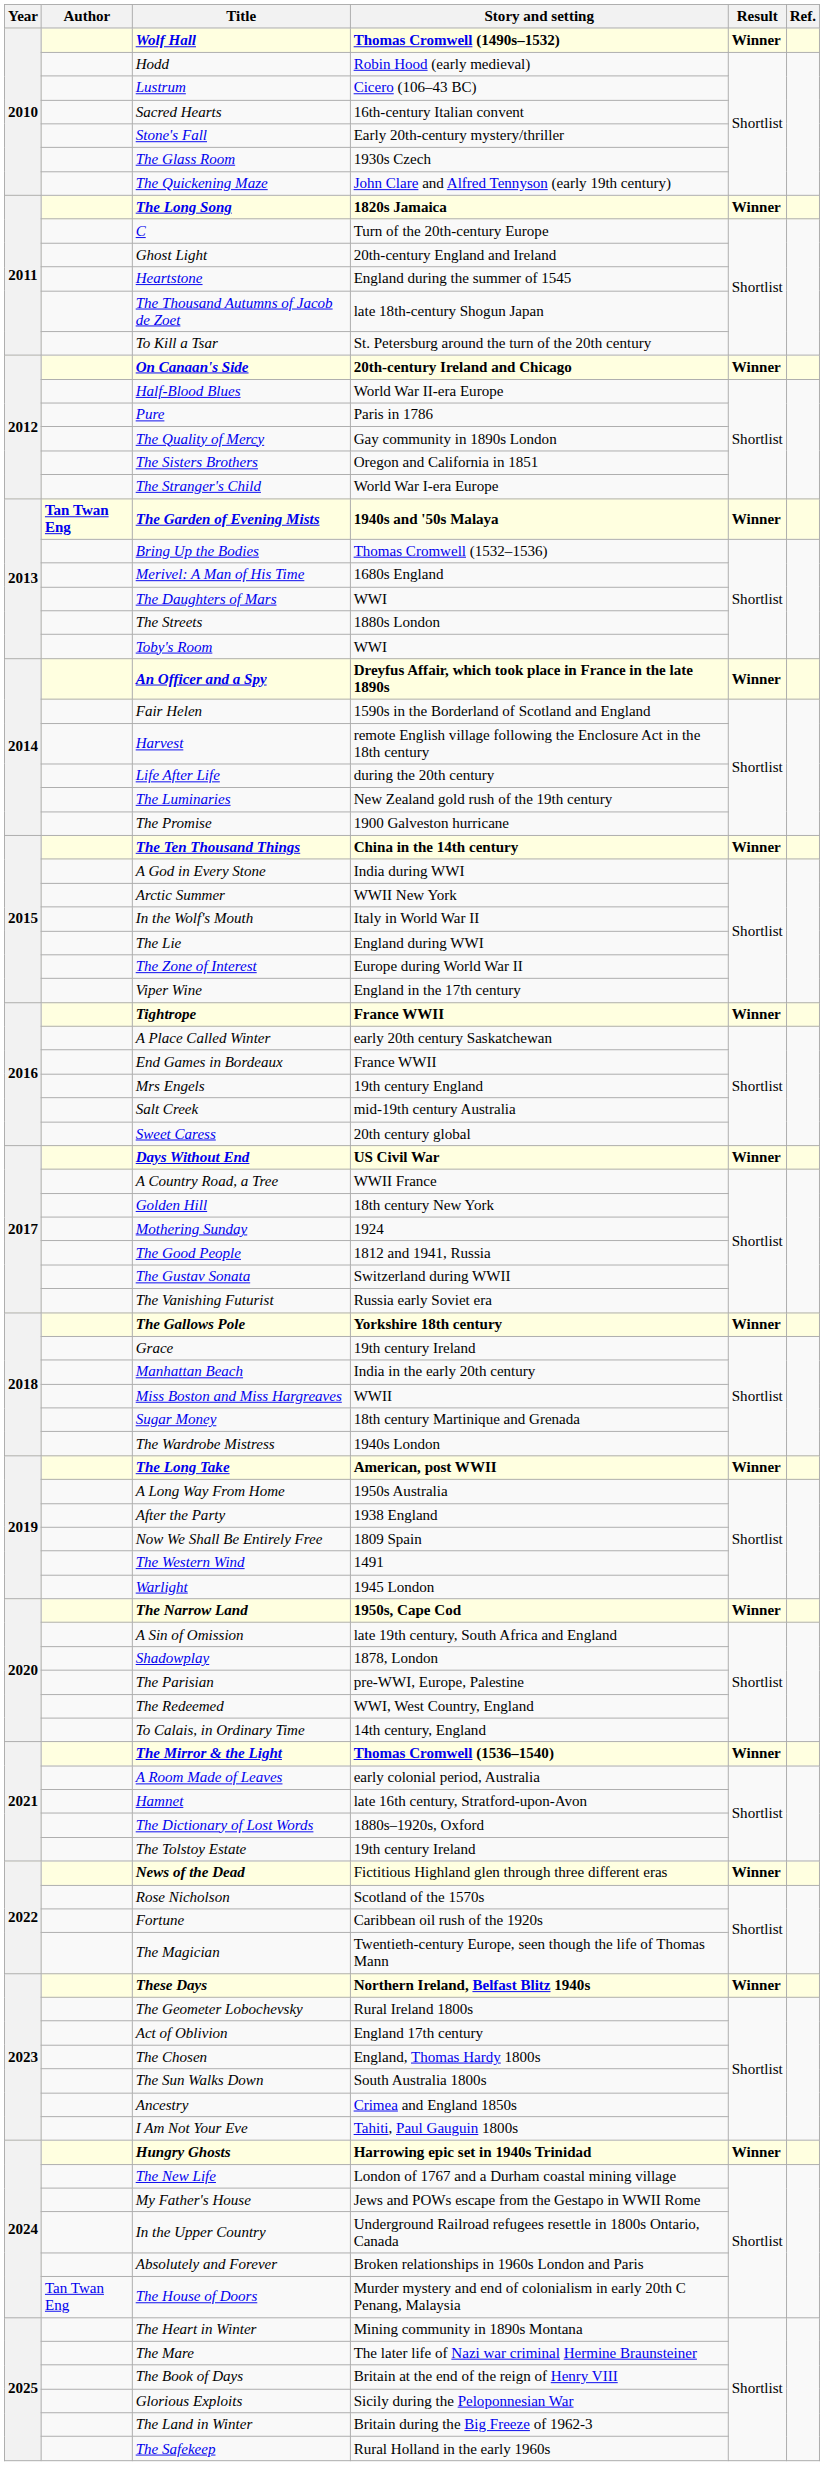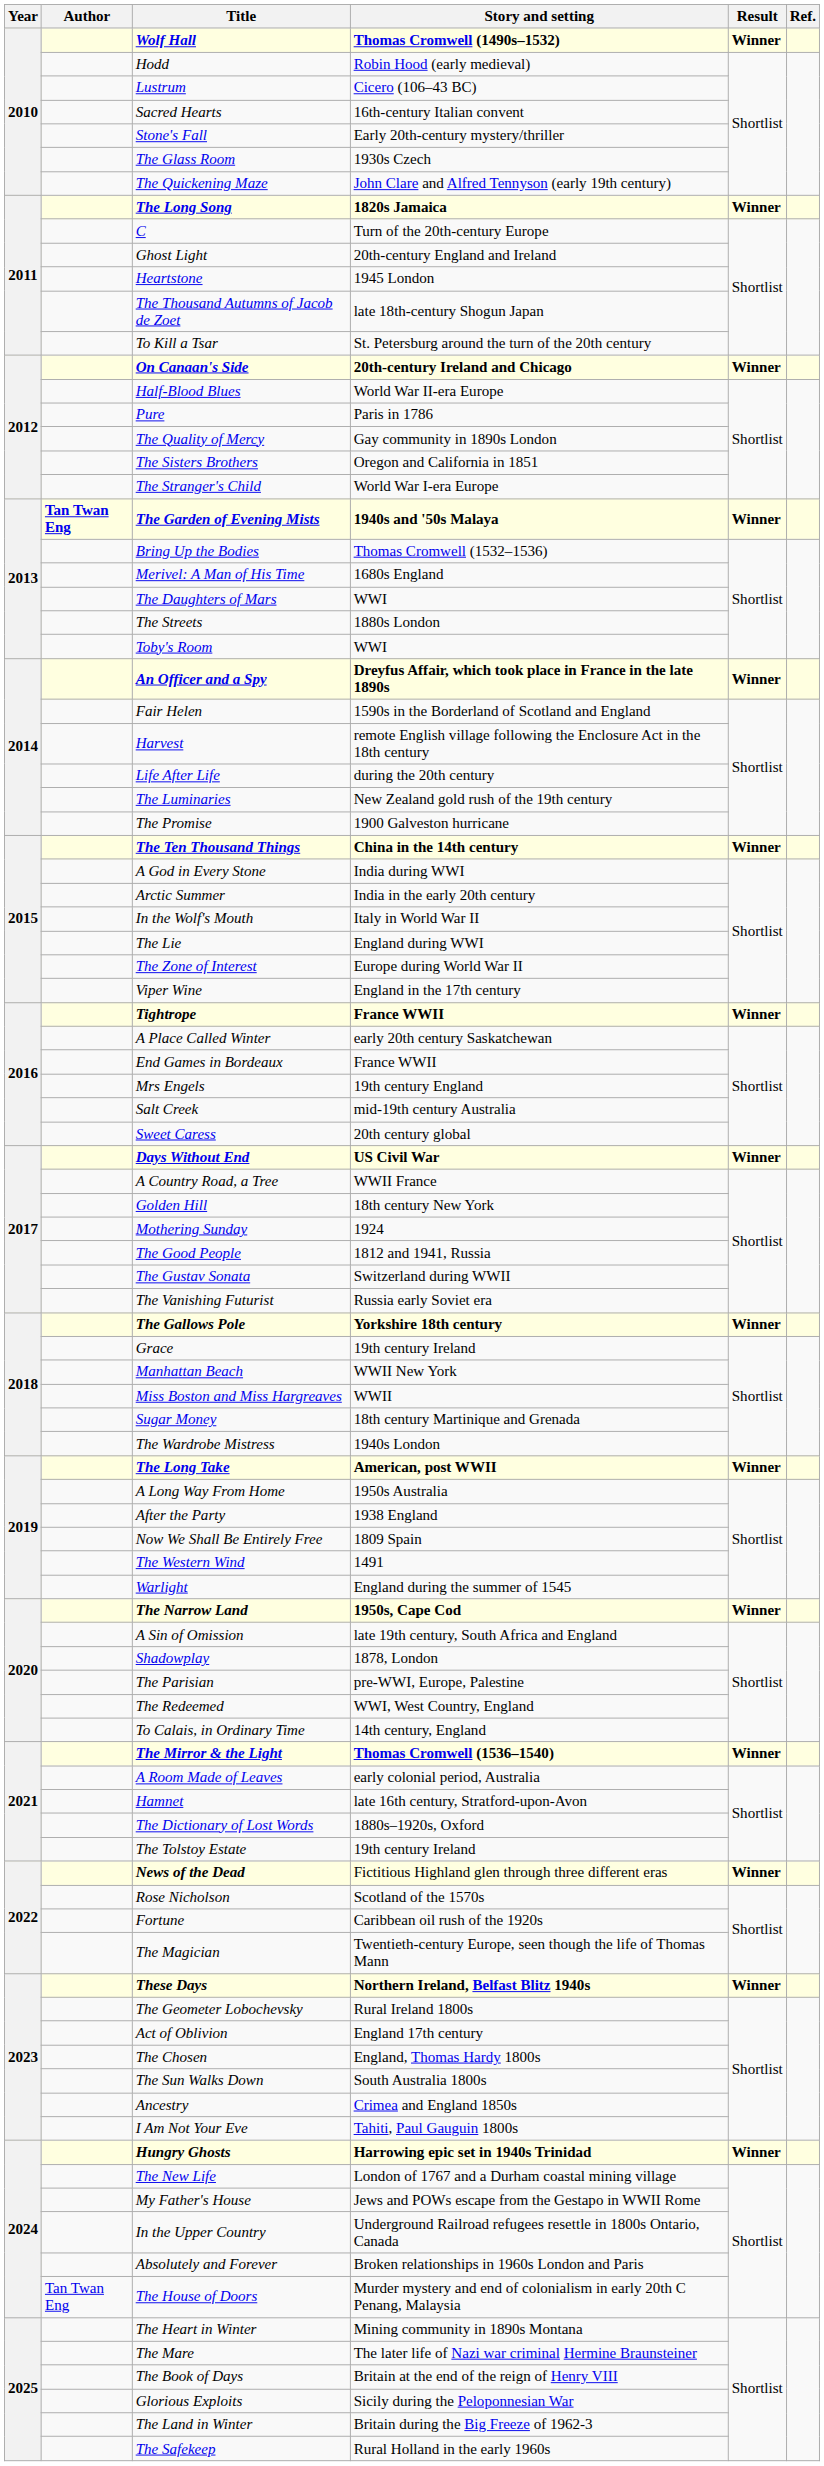(462, 278) England during the summer of 1545 -> (394, 278) 1945 London
(405, 895) WWII New York -> (444, 895) India in the early 20th century
(444, 1372) India in the early 20th century -> (405, 1372) WWII New York
(394, 1586) 1945 London -> (462, 1586) England during the summer of 1545
